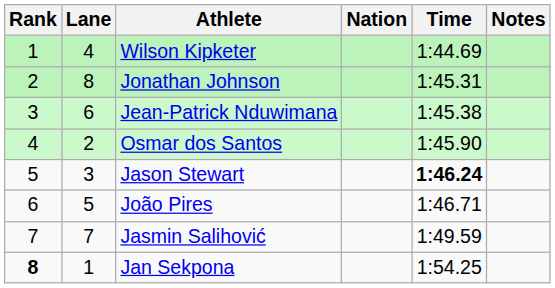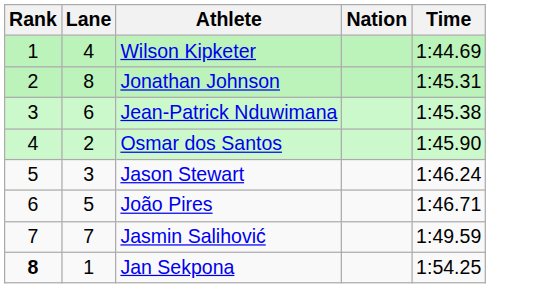- column: (518, 19)
(449, 174) bold -> (449, 174) normal
